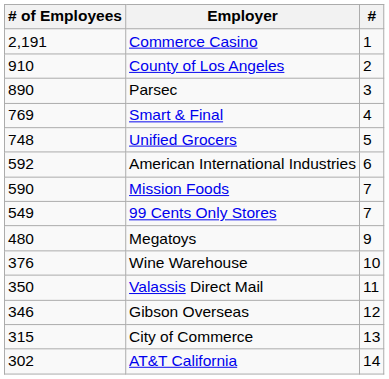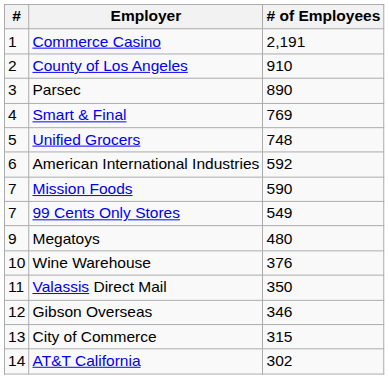columns swapped: (372, 16) <-> (65, 16)
